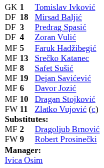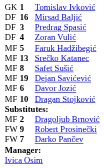(24, 17) 18 -> (24, 17) 16
- row: (67, 109)
+ row: (59, 139)
